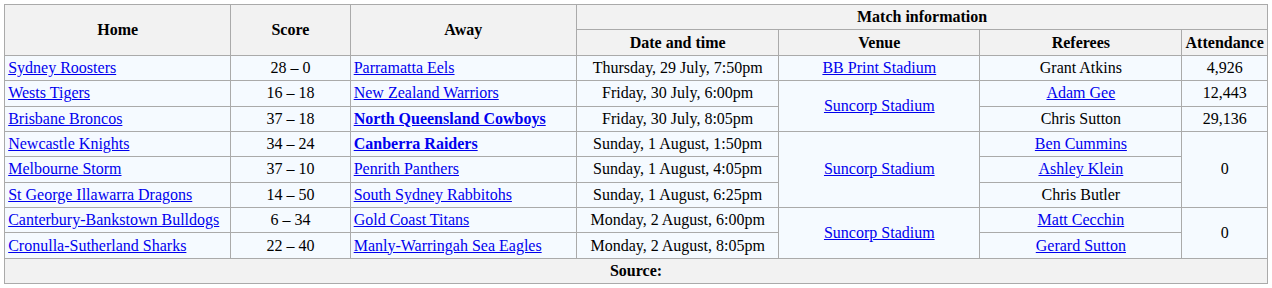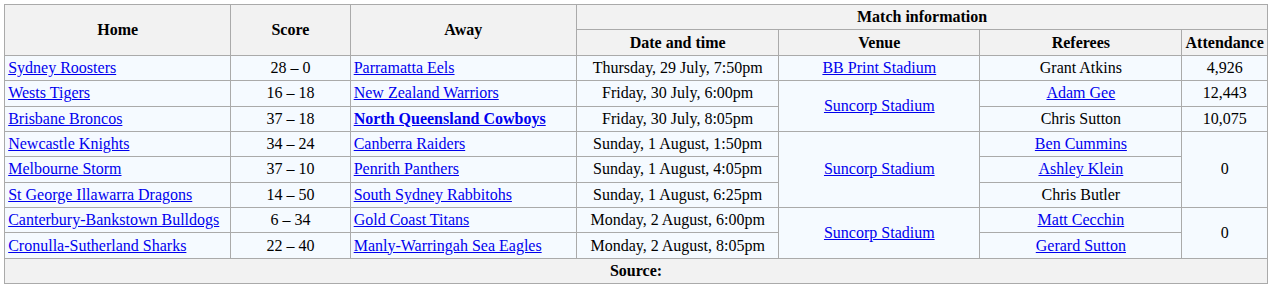(1225, 118) 29,136 -> (1225, 118) 10,075
(416, 144) bold -> (409, 144) normal
